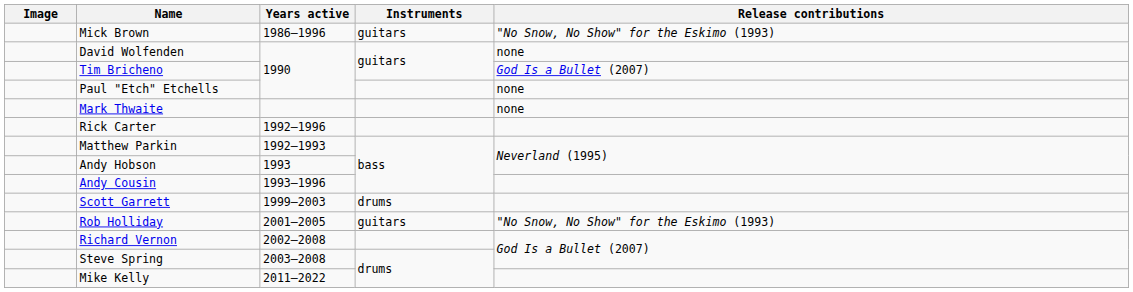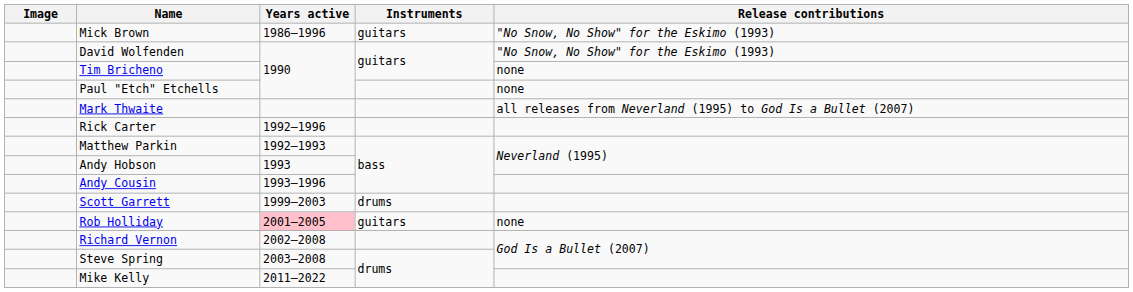(510, 52) none -> (636, 52) "No Snow, No Show" for the Eskimo (1993)
(573, 70) God Is a Bullet (2007) -> (510, 70) none
(510, 108) none -> (705, 108) all releases from Neverland (1995) to God Is a Bullet (2007)
(294, 221) no background -> (294, 221) pink background
(636, 221) "No Snow, No Show" for the Eskimo (1993) -> (510, 221) none
